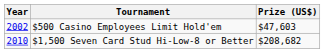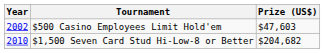(280, 41) $208,682 -> (280, 41) $204,682
